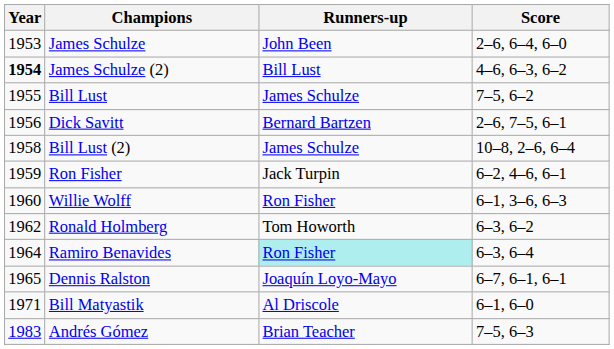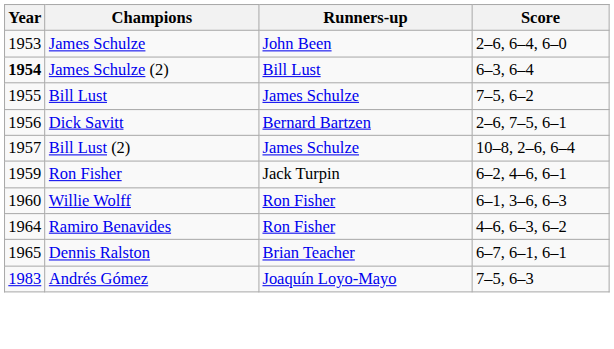(521, 69) 4–6, 6–3, 6–2 -> (505, 69) 6–3, 6–4
(25, 148) 1958 -> (25, 148) 1957
- row: (108, 226)
(299, 252) paleturquoise background -> (299, 226) no background
(505, 252) 6–3, 6–4 -> (521, 226) 4–6, 6–3, 6–2
(330, 278) Joaquín Loyo-Mayo -> (309, 252) Brian Teacher
- row: (96, 305)
(309, 331) Brian Teacher -> (330, 278) Joaquín Loyo-Mayo
